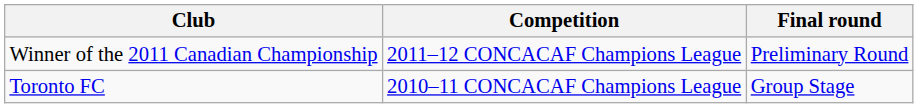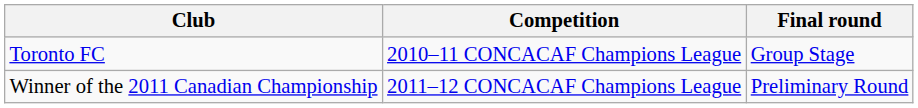rows swapped: (57, 86) <-> (193, 53)
